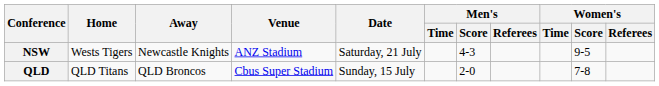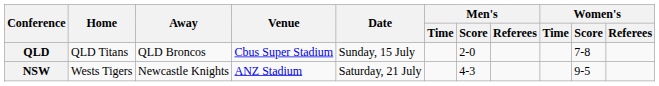rows swapped: (36, 71) <-> (36, 52)
